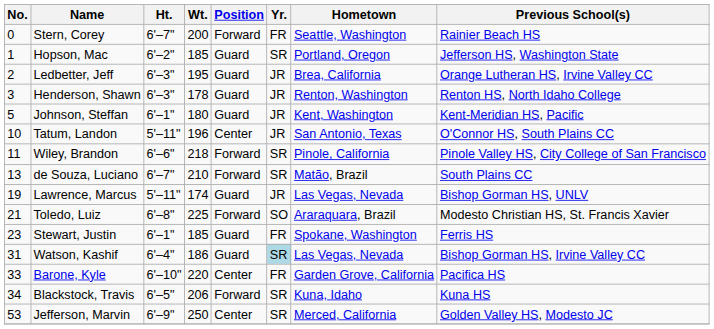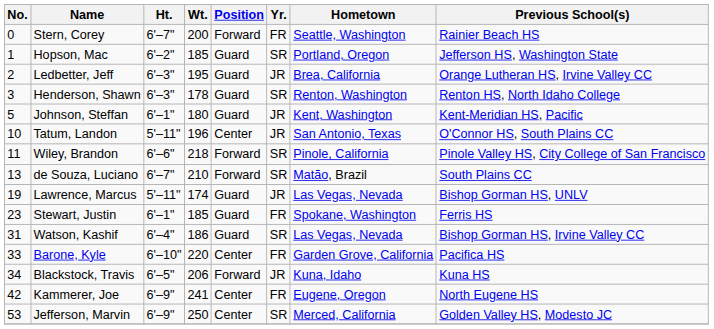(278, 94) JR -> (279, 94) SR
- row: (67, 214)
(279, 254) lightblue background -> (279, 234) no background
(279, 294) SR -> (278, 274) JR
+ row: (76, 294)
